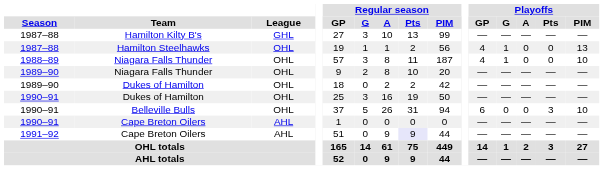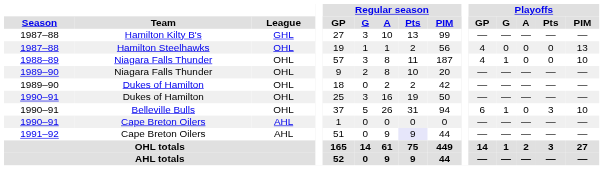(506, 47) 1 -> (506, 47) 0
(506, 109) 0 -> (506, 109) 1
